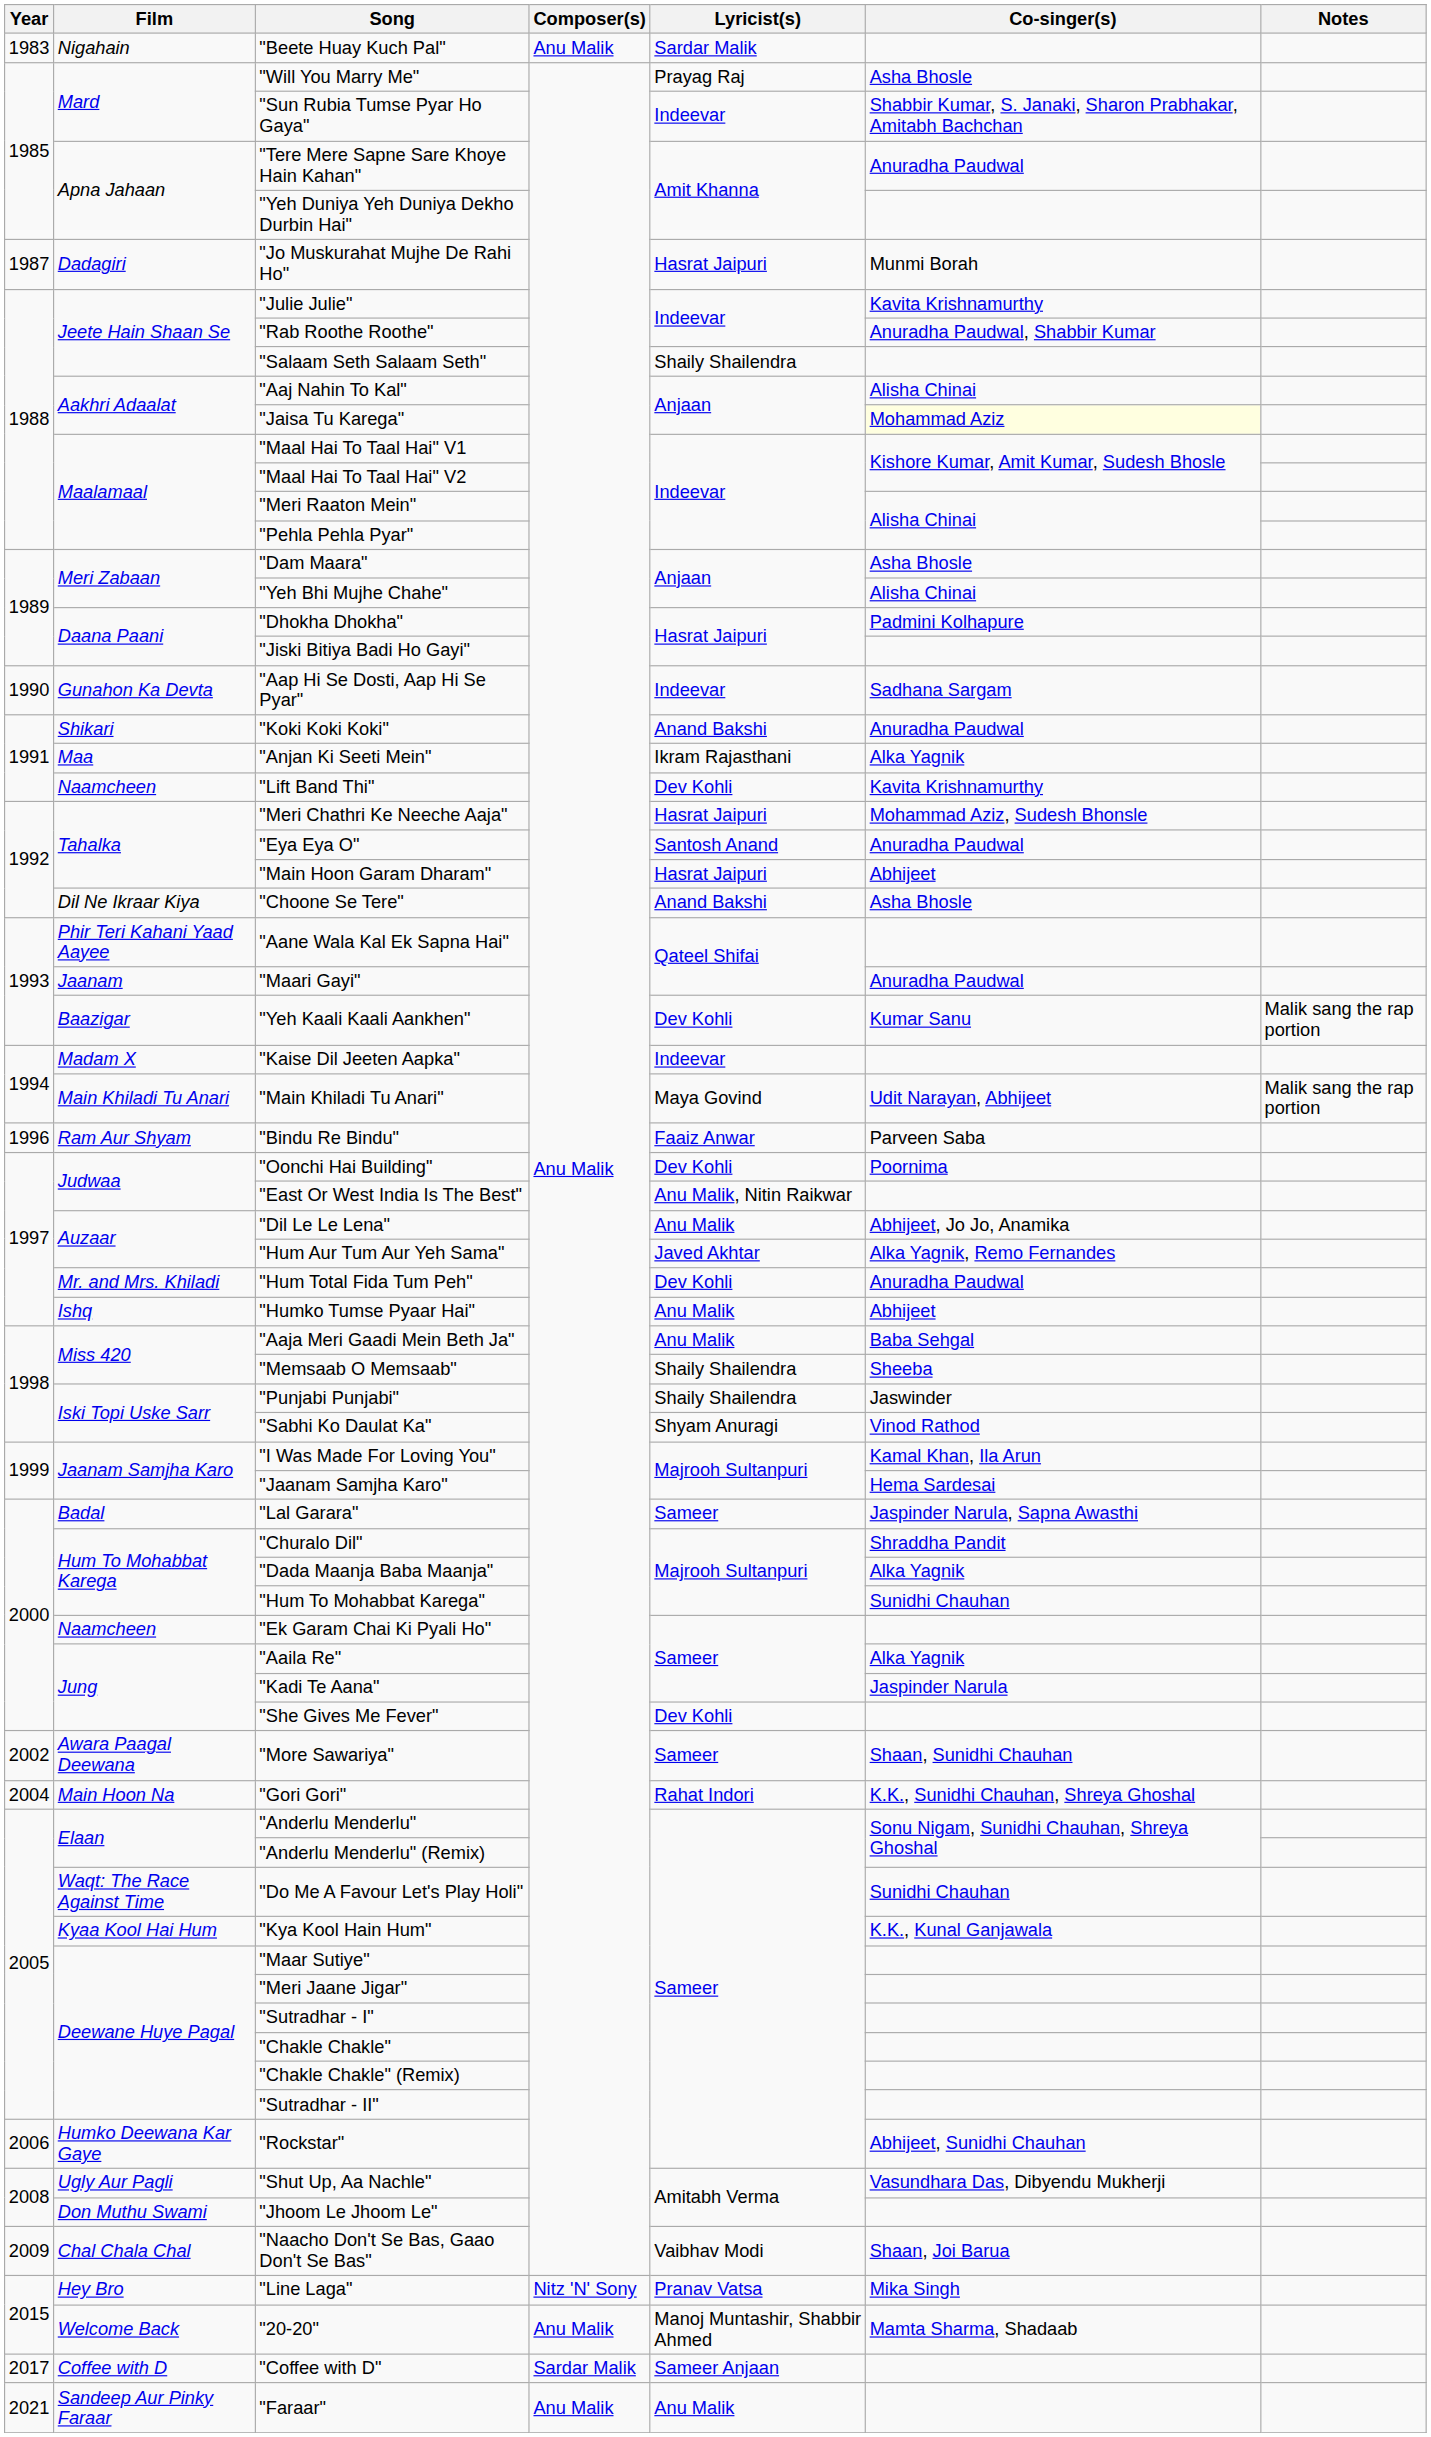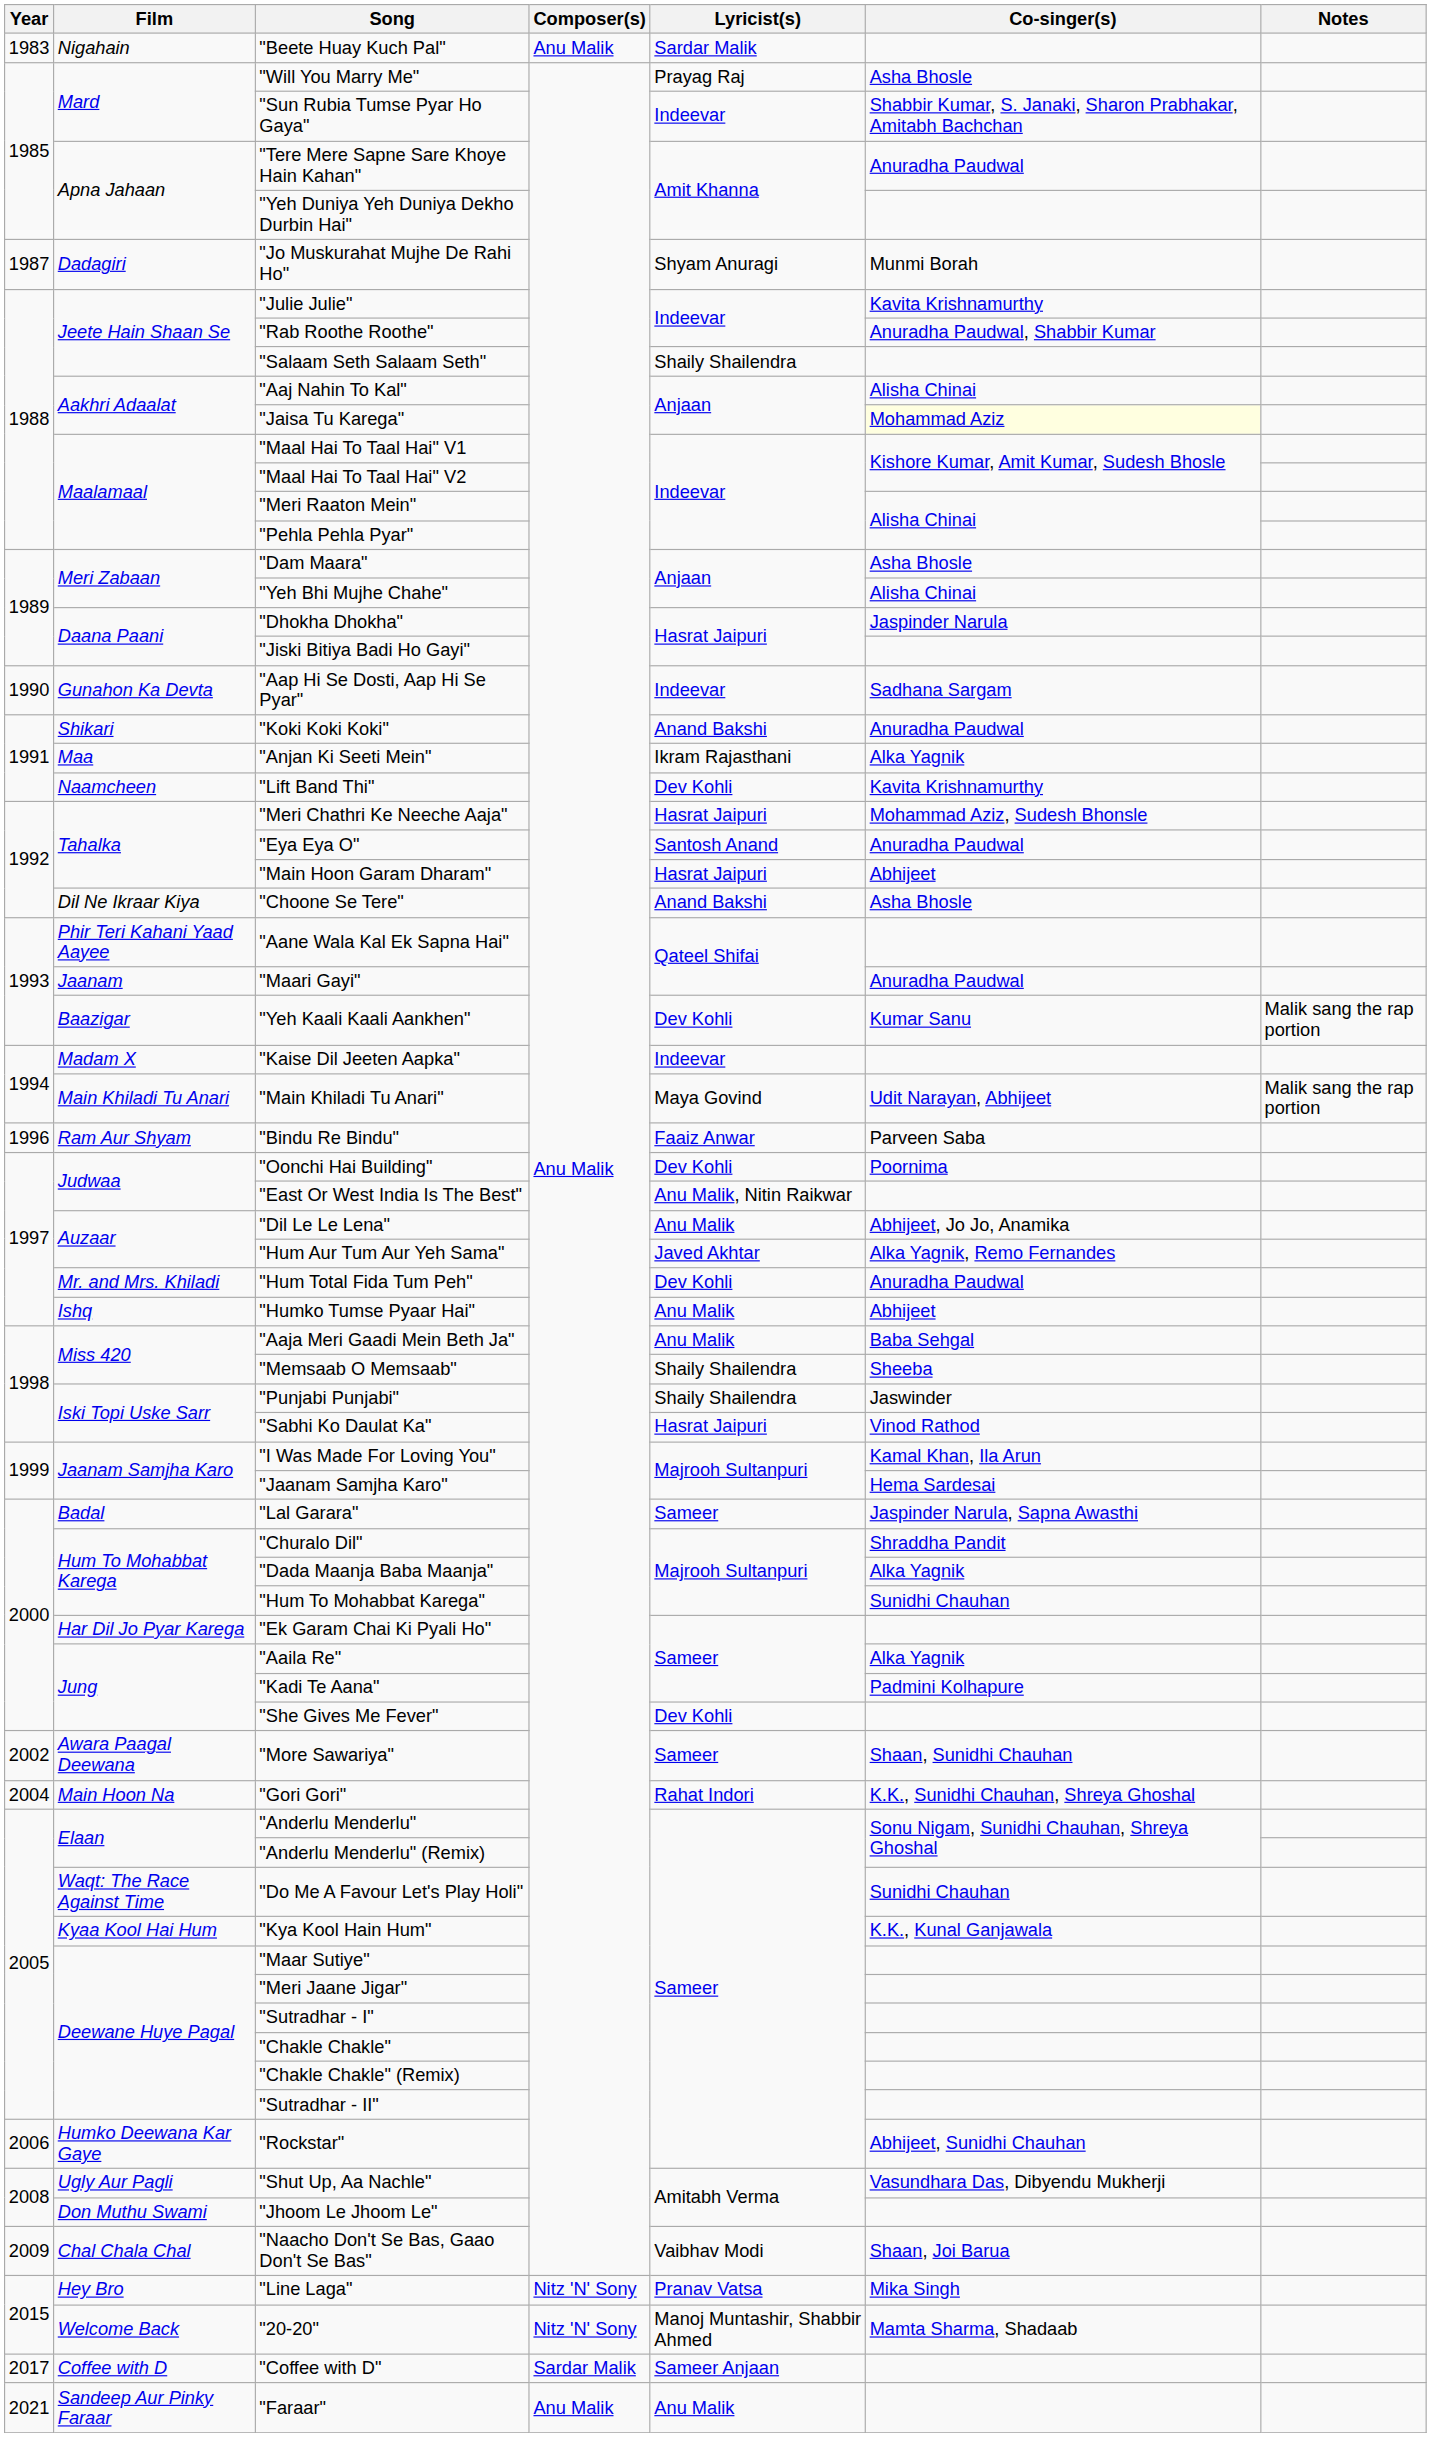(711, 264) Hasrat Jaipuri -> (716, 264) Shyam Anuragi
(947, 621) Padmini Kolhapure -> (939, 621) Jaspinder Narula
(716, 1427) Shyam Anuragi -> (711, 1427) Hasrat Jaipuri
(107, 1629) Naamcheen -> (151, 1629) Har Dil Jo Pyar Karega
(939, 1687) Jaspinder Narula -> (947, 1687) Padmini Kolhapure
(573, 2329) Anu Malik -> (585, 2329) Nitz 'N' Sony
